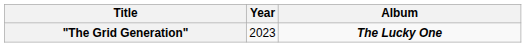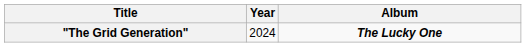(263, 32) 2023 -> (263, 32) 2024
